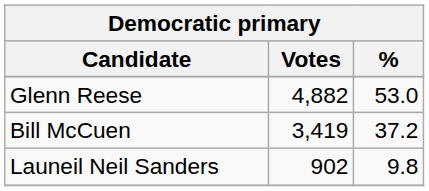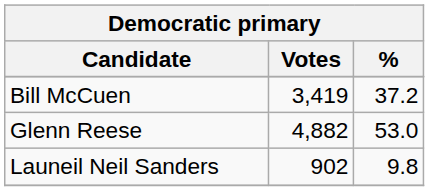rows swapped: (76, 95) <-> (70, 131)
